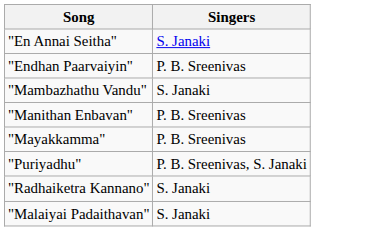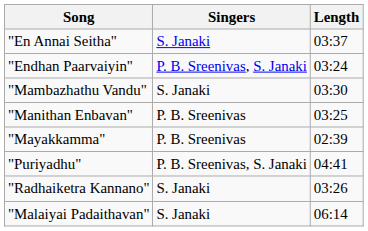+ column: (337, 16)
(201, 66) P. B. Sreenivas -> (232, 66) P. B. Sreenivas, S. Janaki
